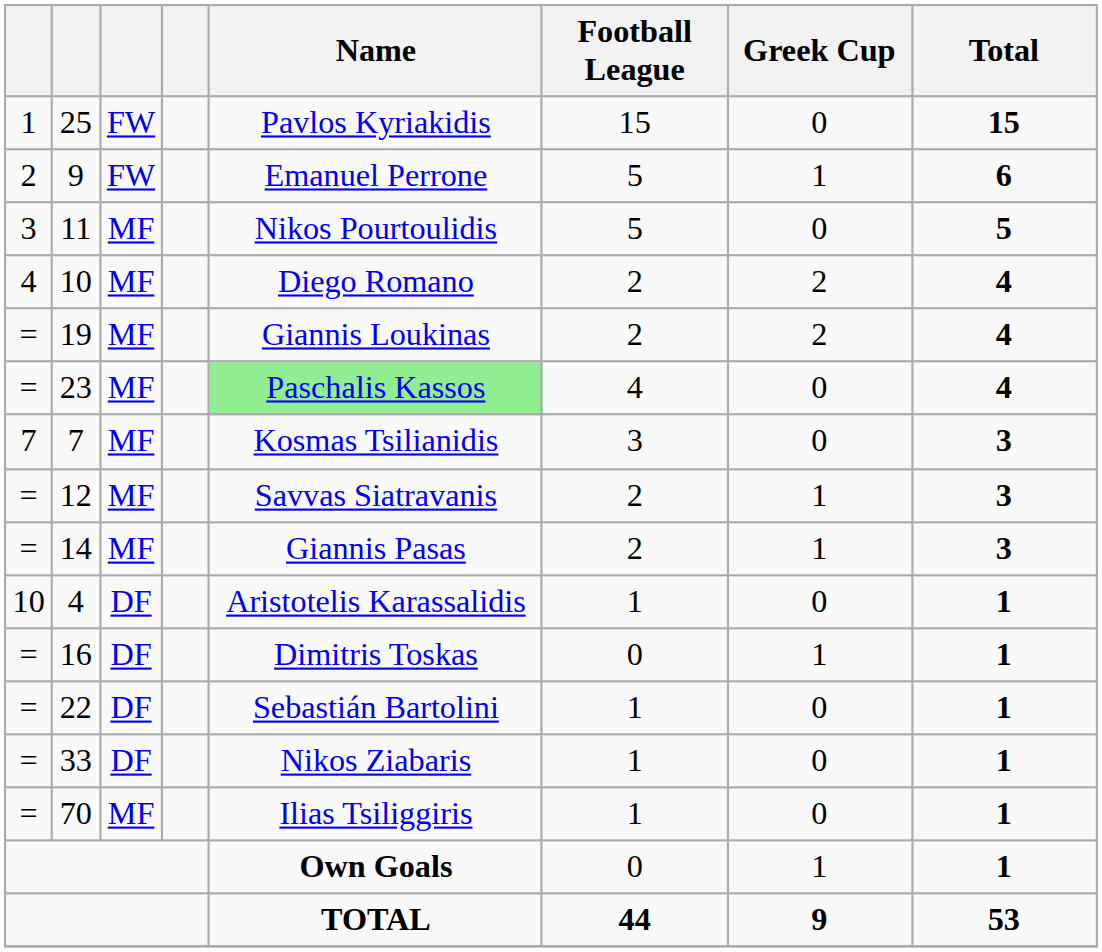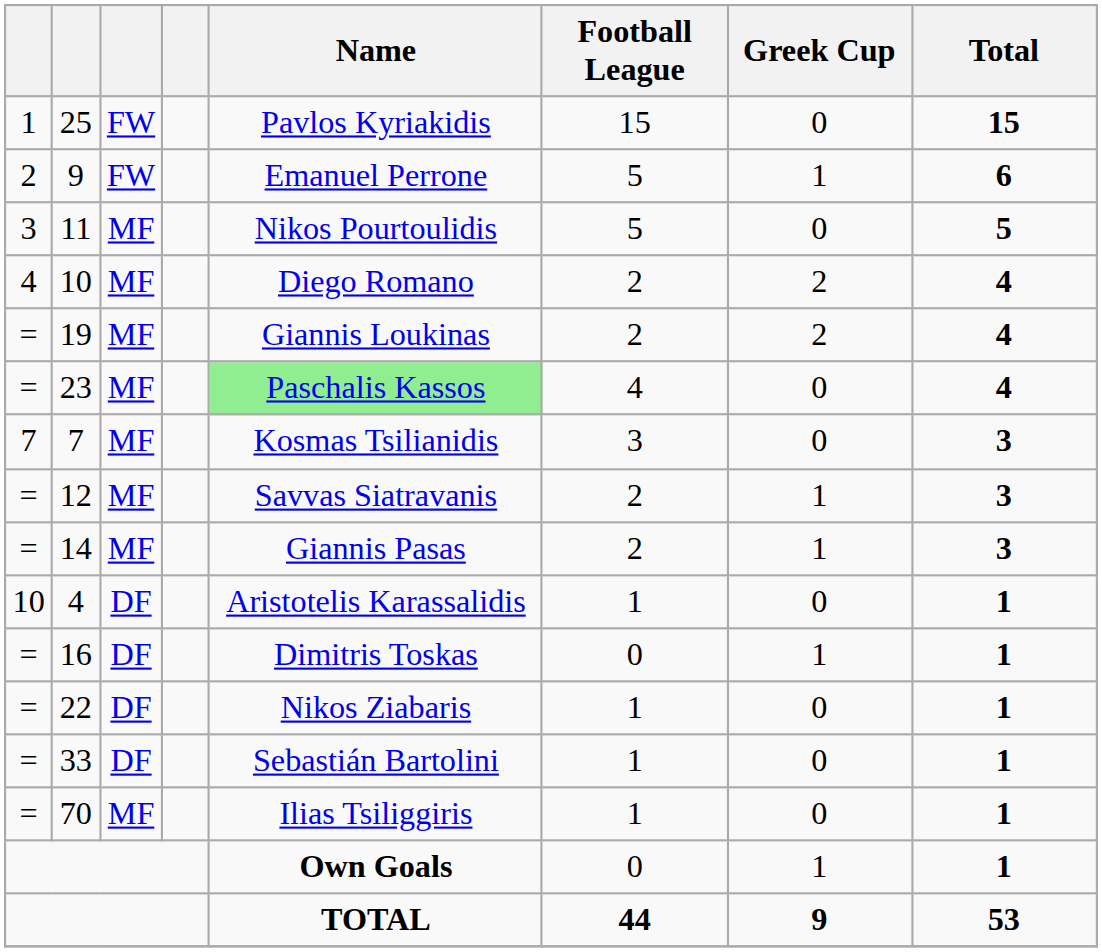(376, 707) Sebastián Bartolini -> (376, 707) Nikos Ziabaris
(376, 760) Nikos Ziabaris -> (376, 760) Sebastián Bartolini
